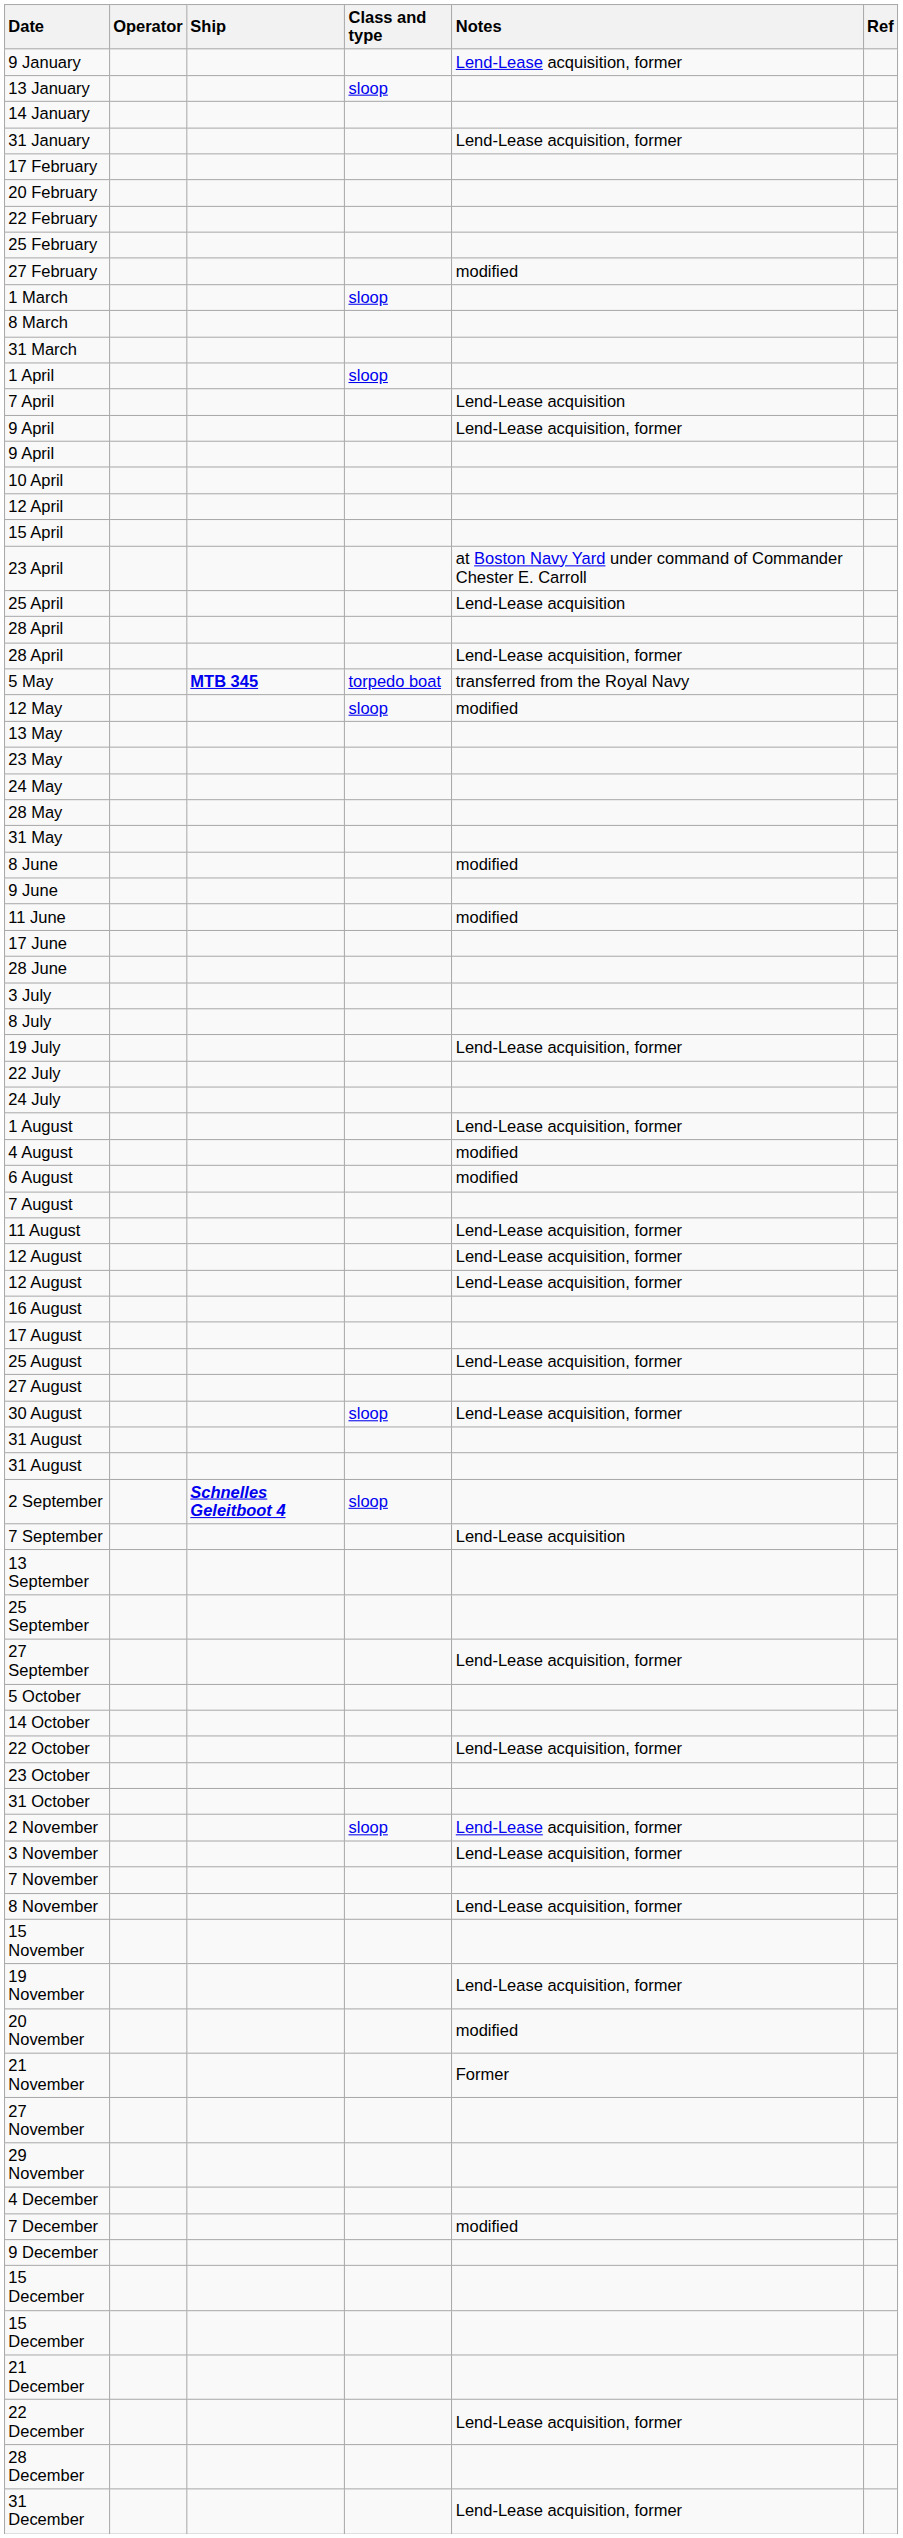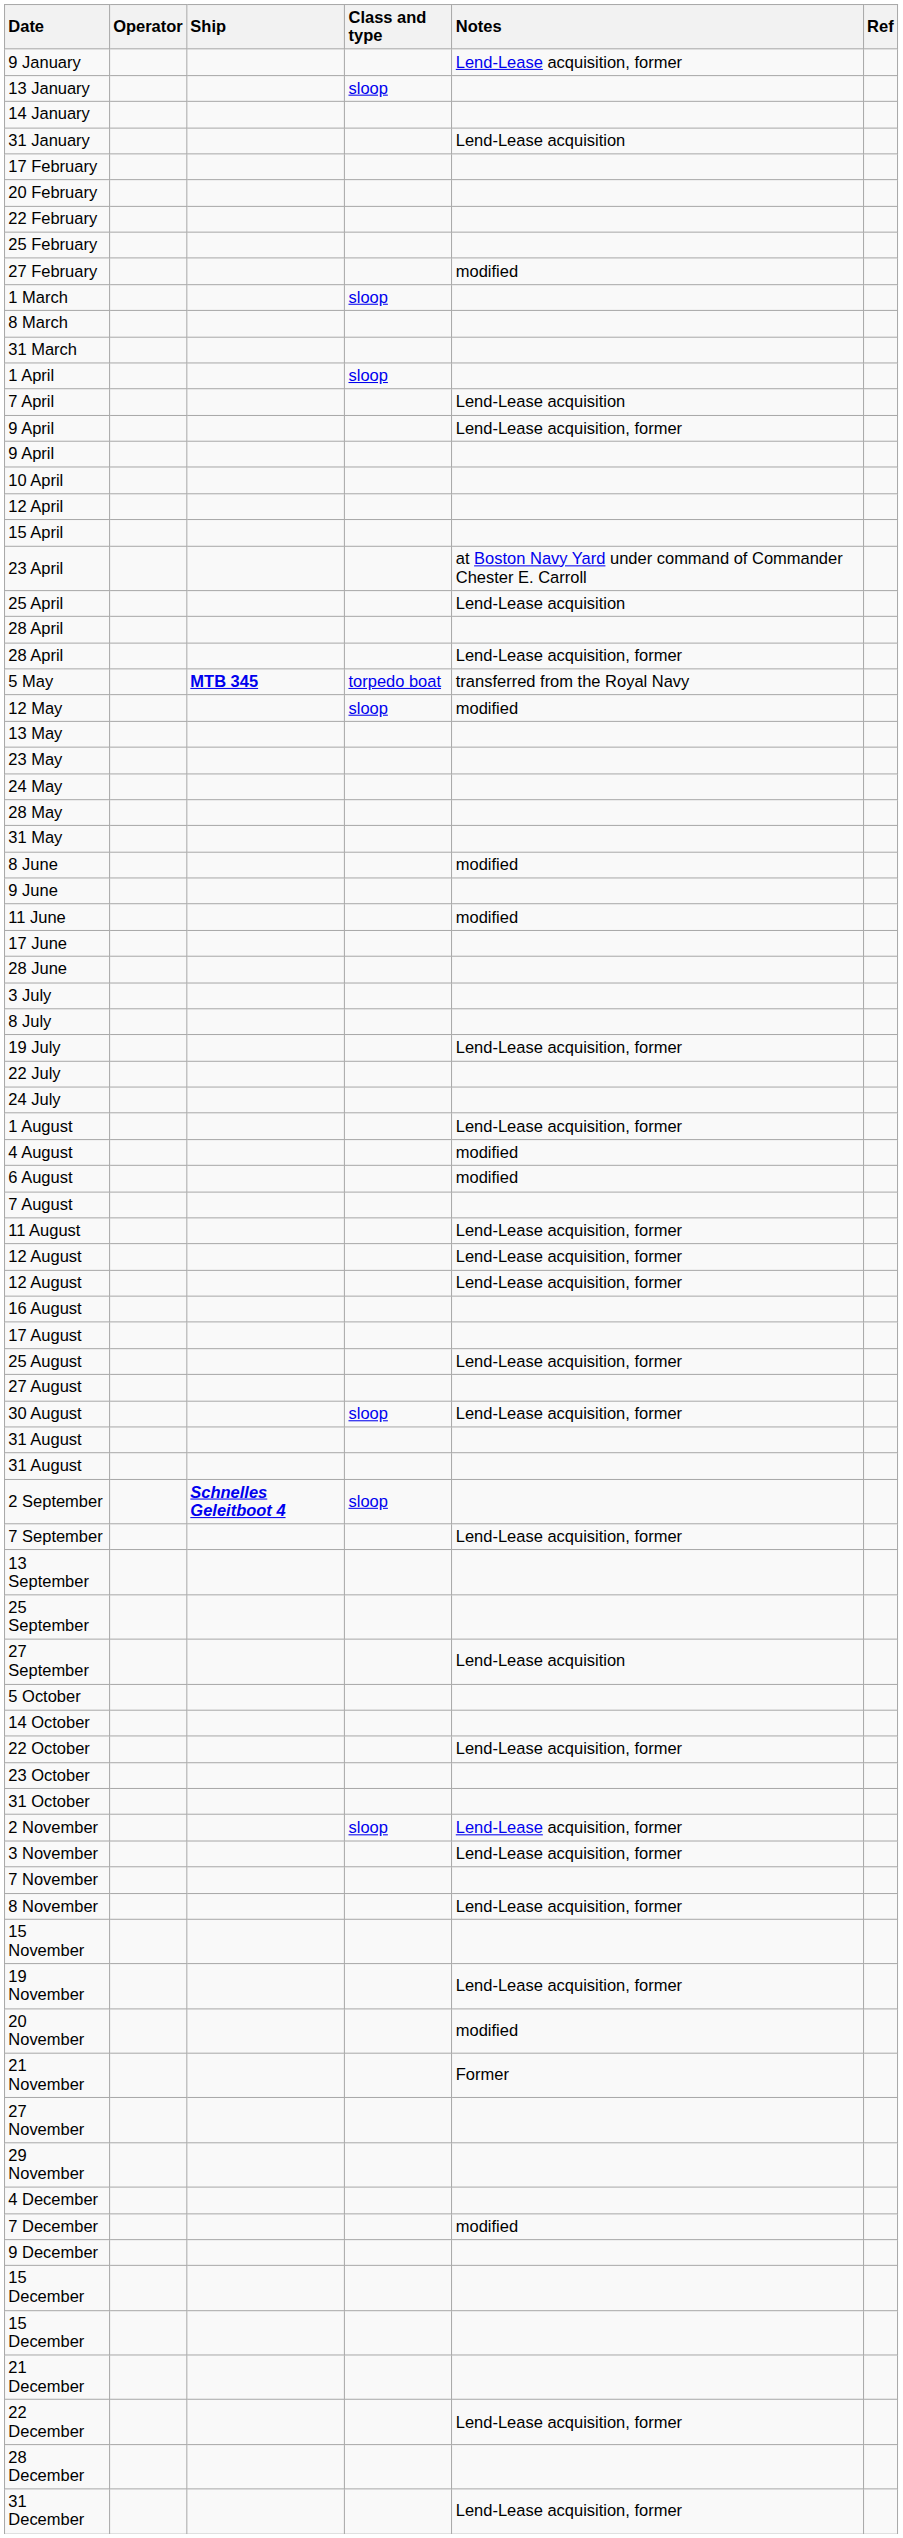(569, 140) Lend-Lease acquisition, former -> (541, 140) Lend-Lease acquisition
(541, 1536) Lend-Lease acquisition -> (569, 1536) Lend-Lease acquisition, former
(569, 1661) Lend-Lease acquisition, former -> (541, 1661) Lend-Lease acquisition
